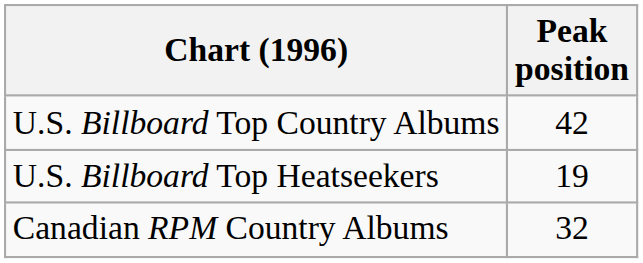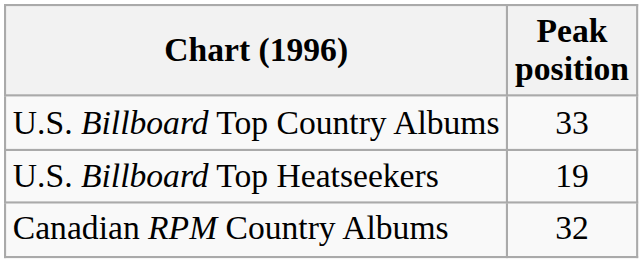(572, 122) 42 -> (572, 122) 33
